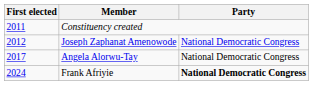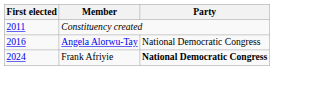- row: (119, 42)
(16, 57) 2017 -> (16, 42) 2016
